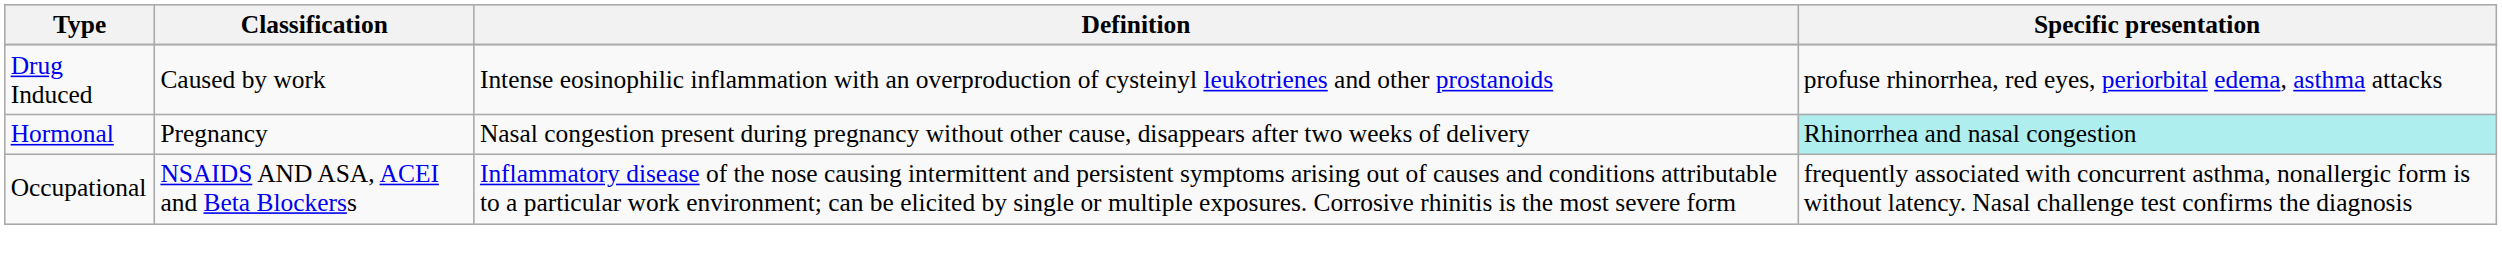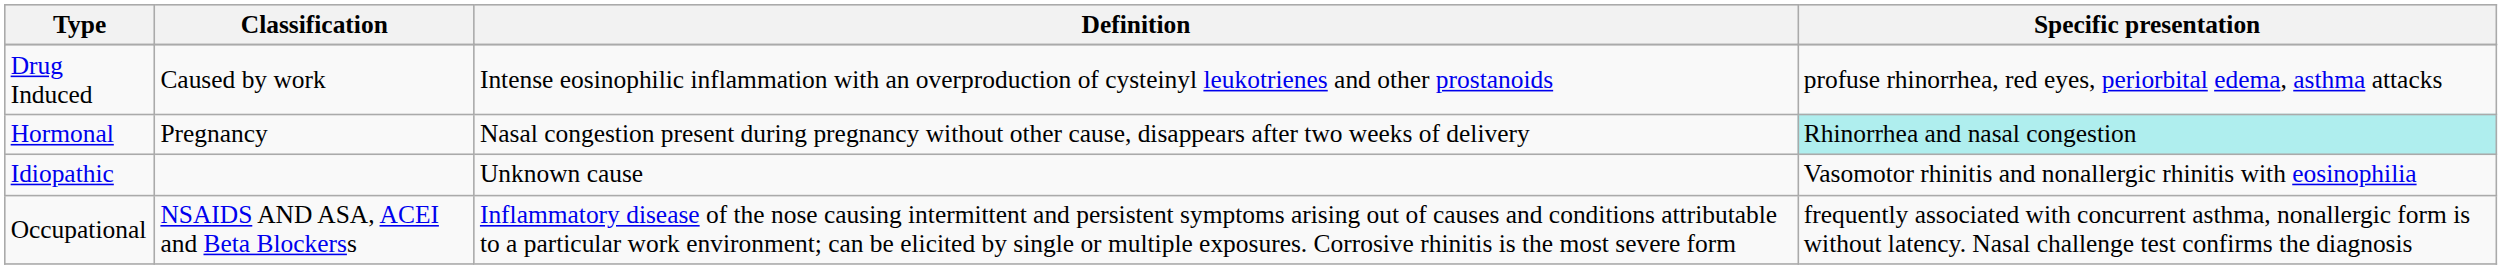+ row: (62, 174)
